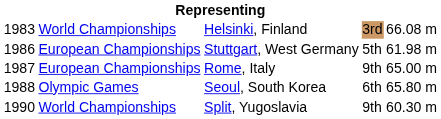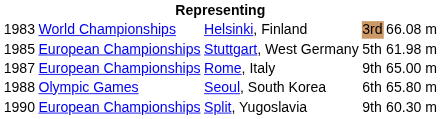(19, 49) 1986 -> (19, 49) 1985
(107, 107) World Championships -> (119, 107) European Championships
